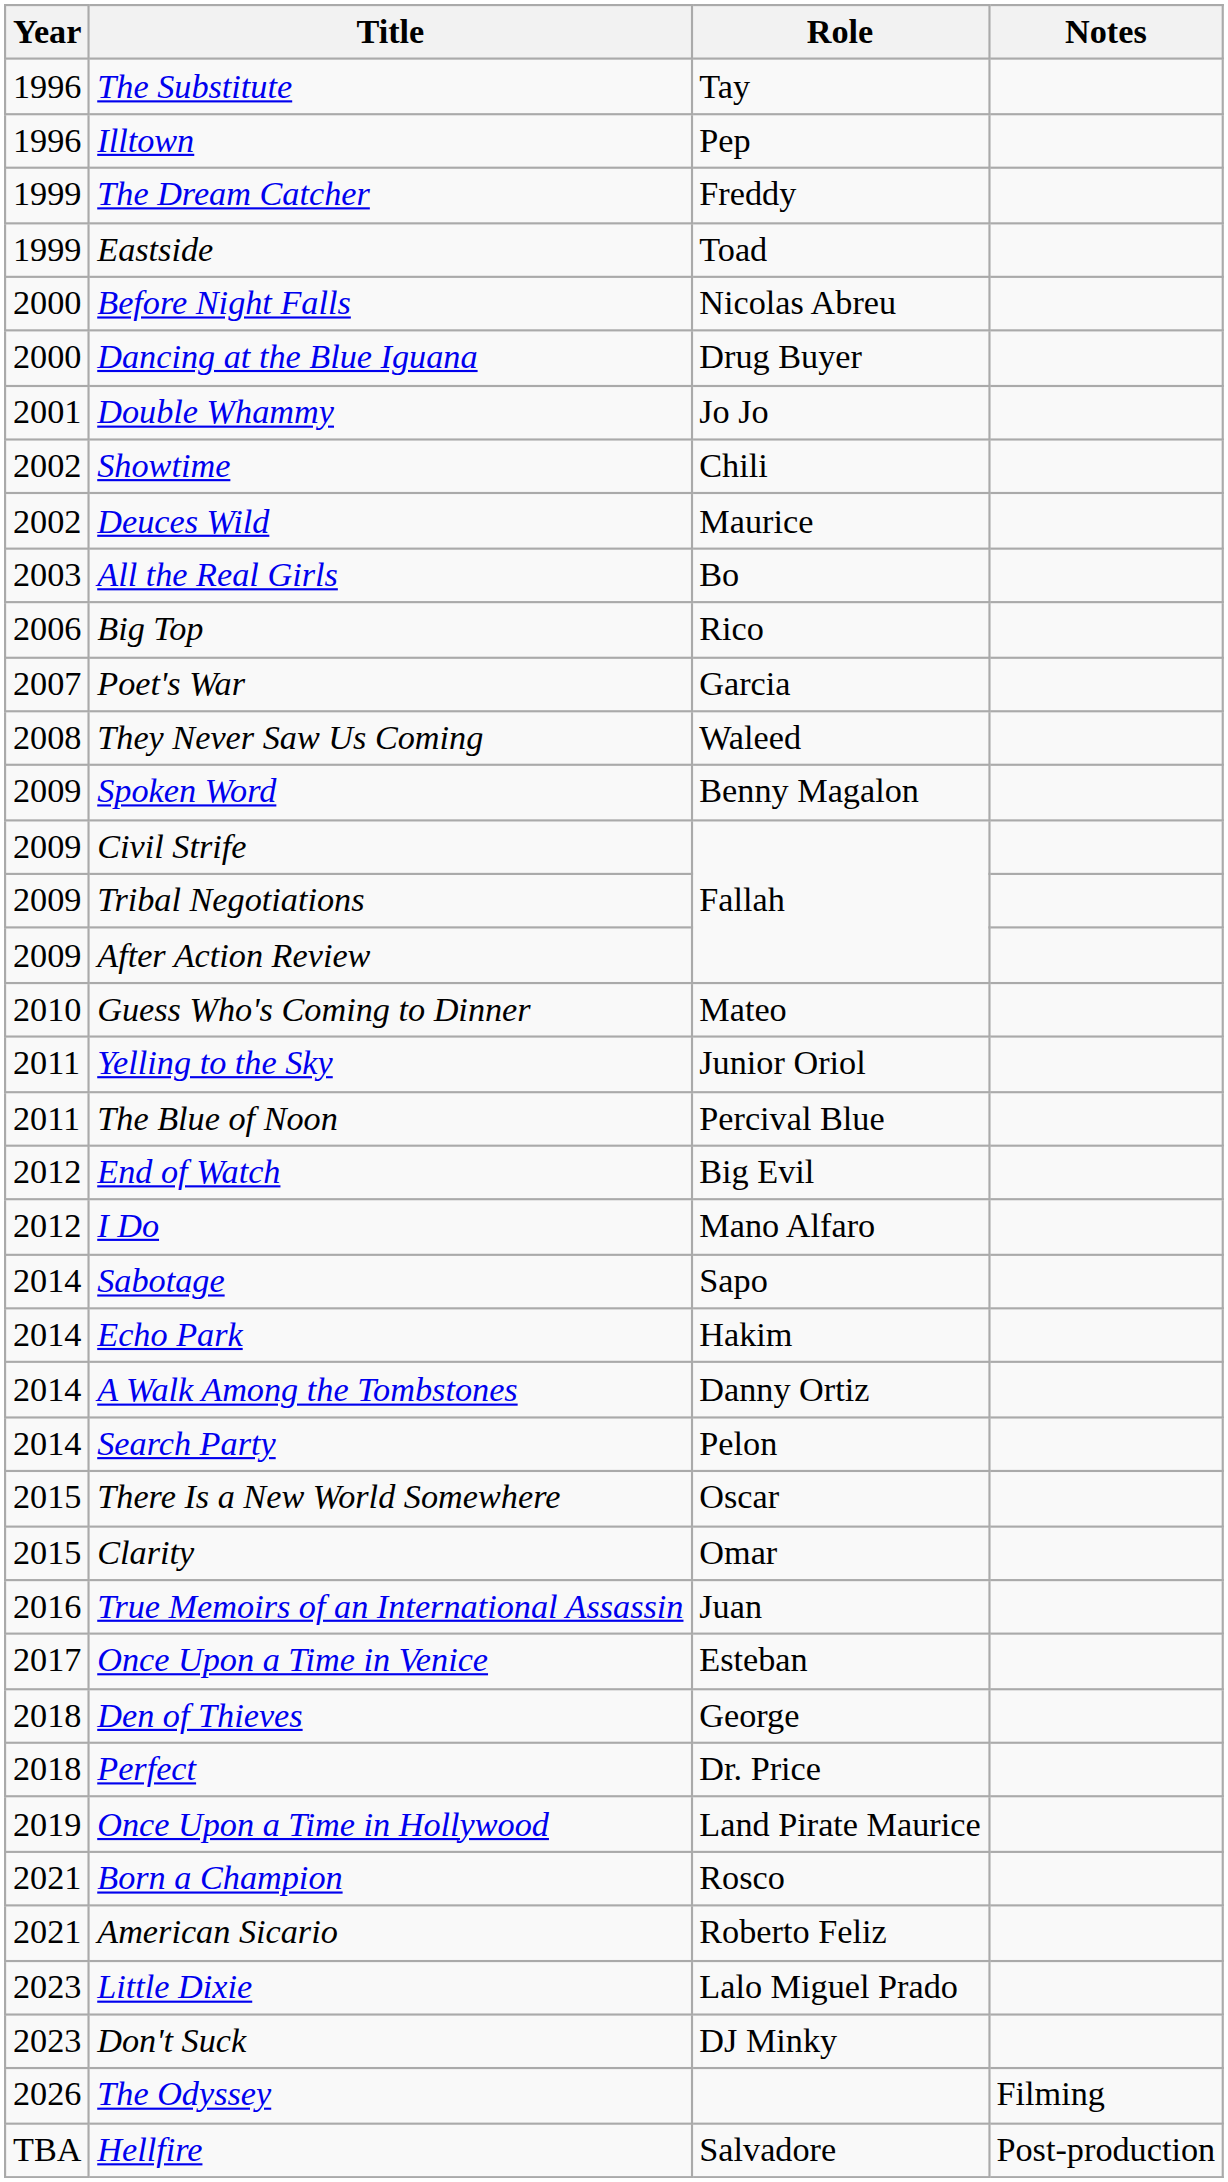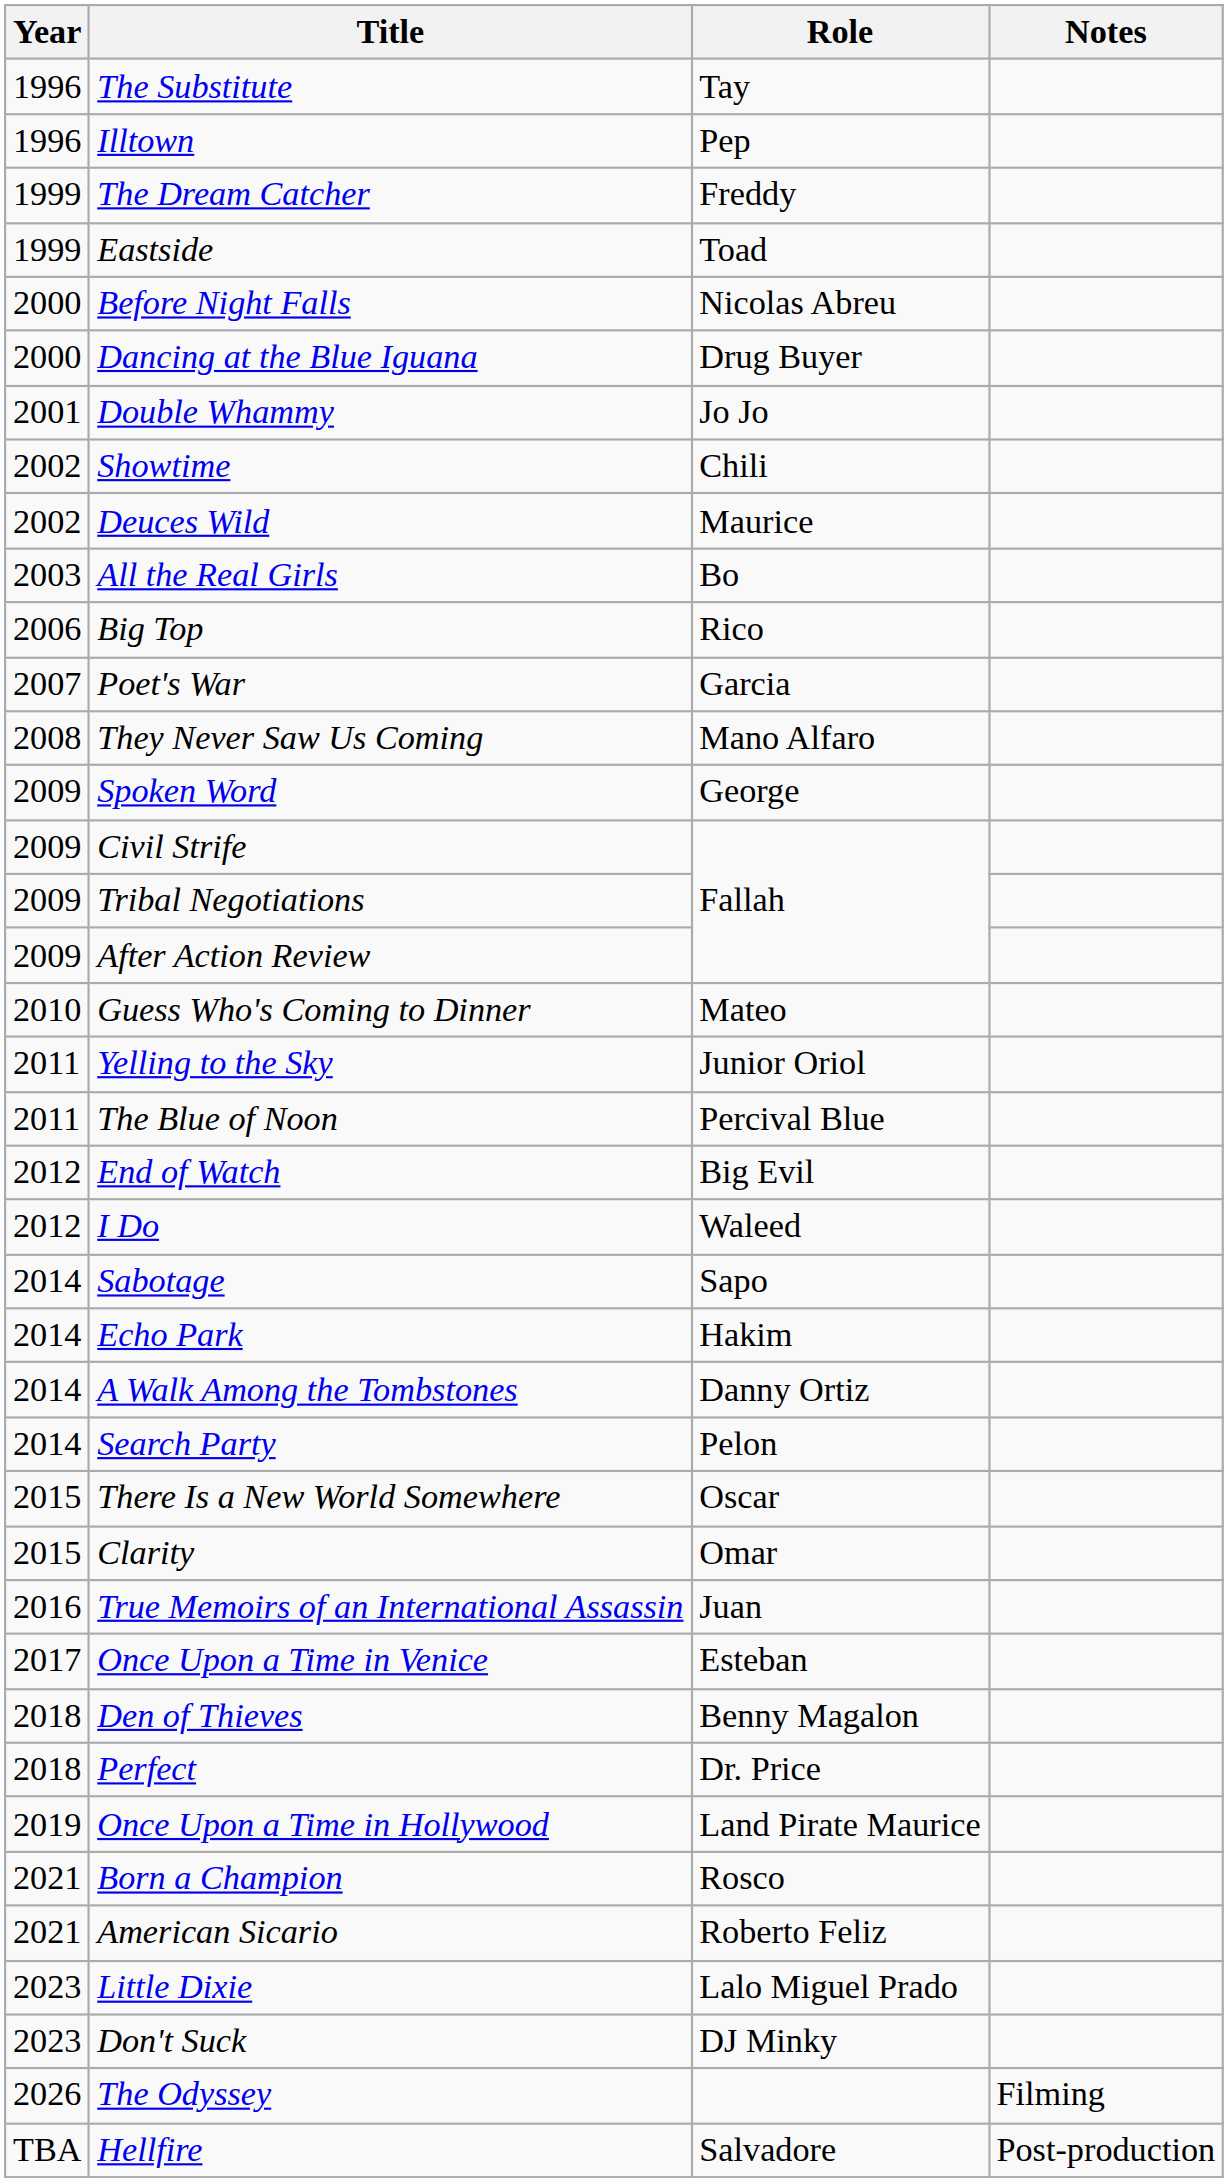(750, 737) Waleed -> (787, 737) Mano Alfaro
(809, 791) Benny Magalon -> (749, 791) George
(787, 1226) Mano Alfaro -> (750, 1226) Waleed
(749, 1715) George -> (809, 1715) Benny Magalon
